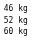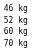+ row: (16, 43)
